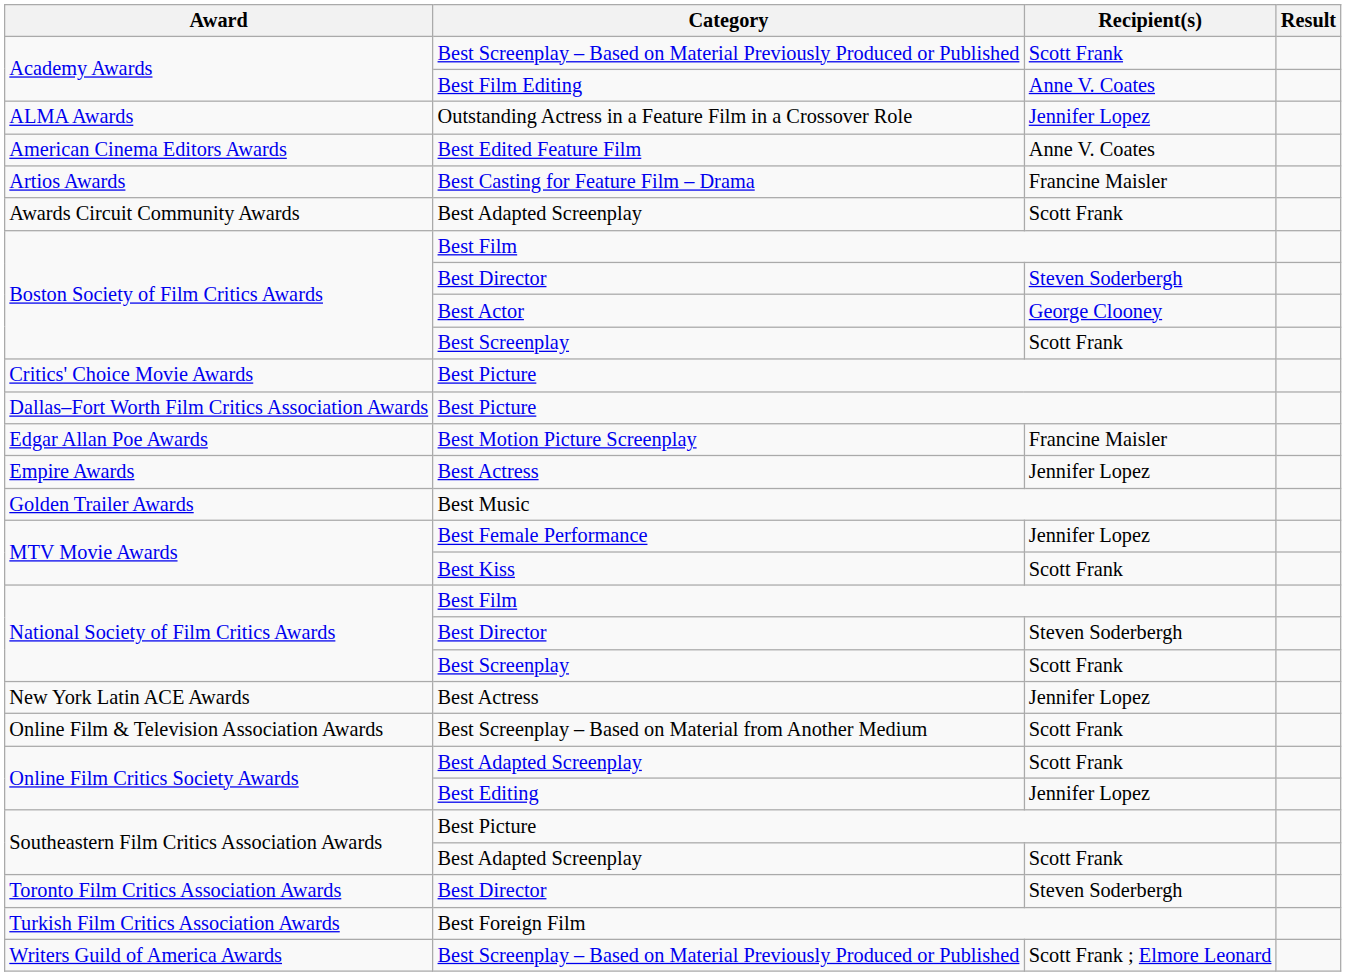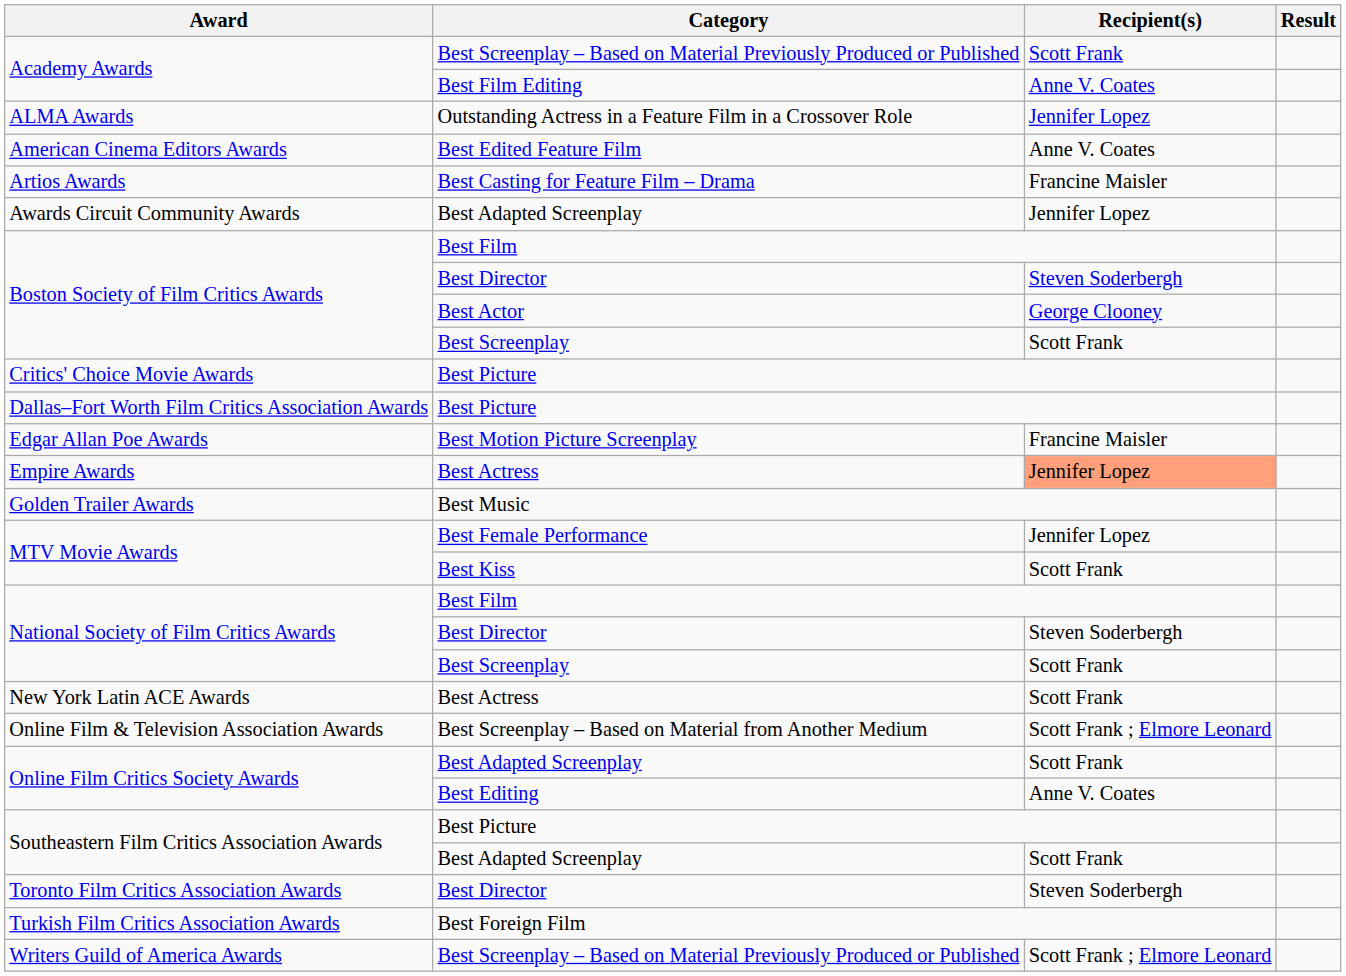(1076, 213) Scott Frank -> (1089, 213) Jennifer Lopez
(1089, 471) no background -> (1089, 471) lightsalmon background
(1089, 697) Jennifer Lopez -> (1076, 697) Scott Frank
(1076, 729) Scott Frank -> (1150, 729) Scott Frank ; Elmore Leonard
(1089, 794) Jennifer Lopez -> (1092, 794) Anne V. Coates
